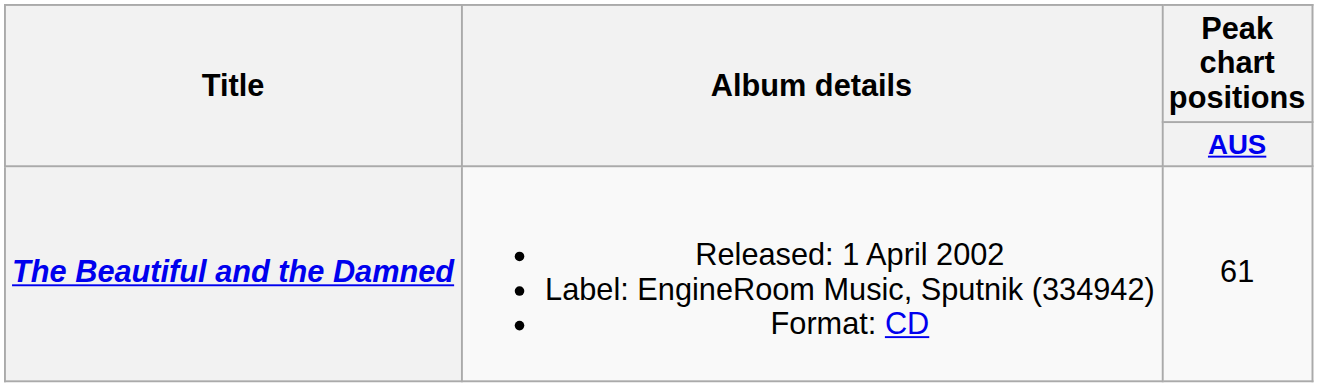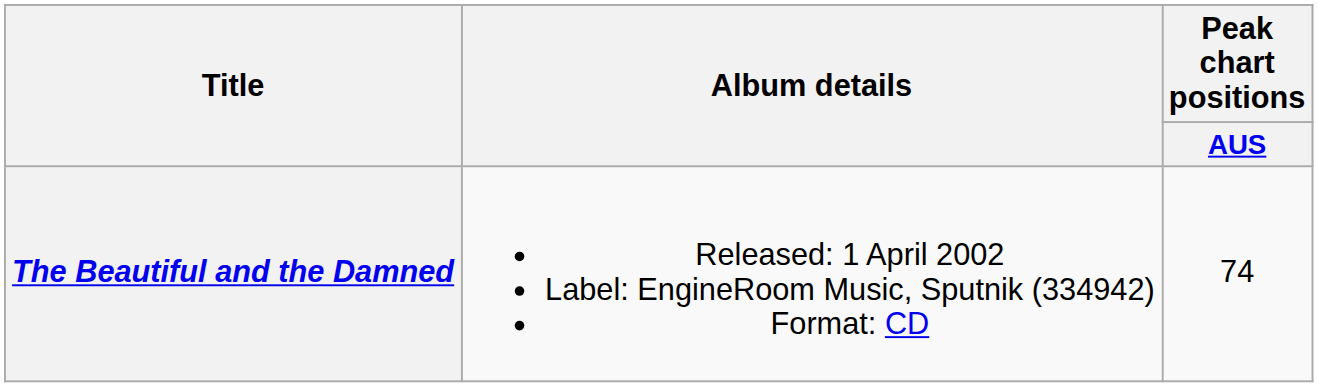(1237, 272) 61 -> (1237, 272) 74
